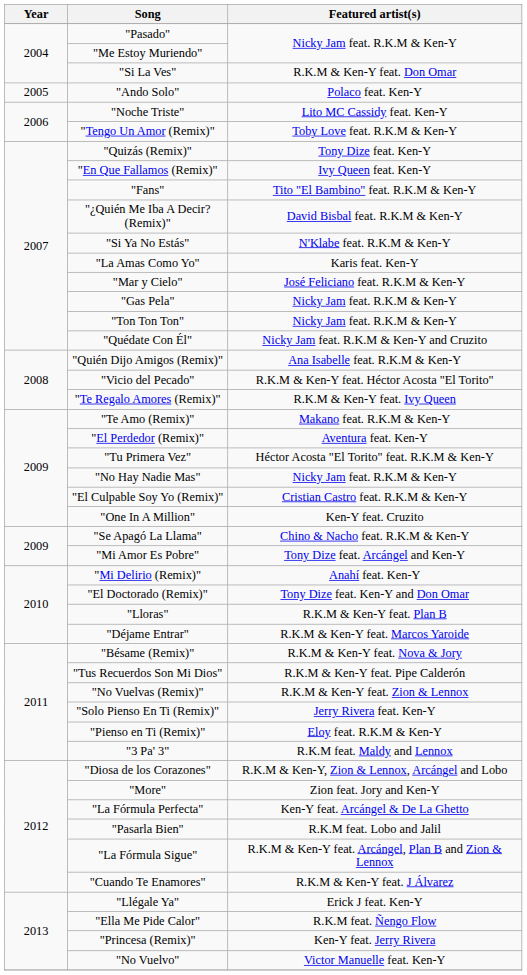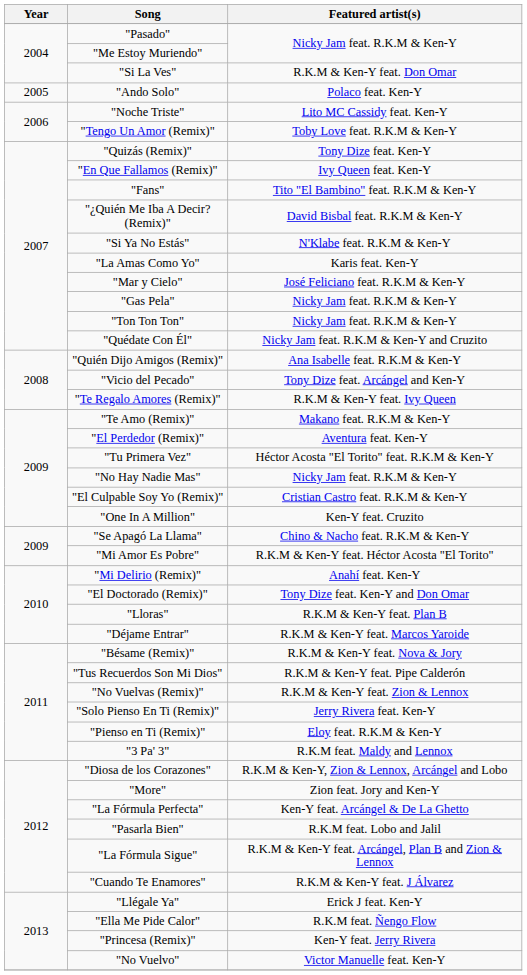(375, 379) R.K.M & Ken-Y feat. Héctor Acosta "El Torito" -> (375, 379) Tony Dize feat. Arcángel and Ken-Y
(375, 555) Tony Dize feat. Arcángel and Ken-Y -> (375, 555) R.K.M & Ken-Y feat. Héctor Acosta "El Torito"
